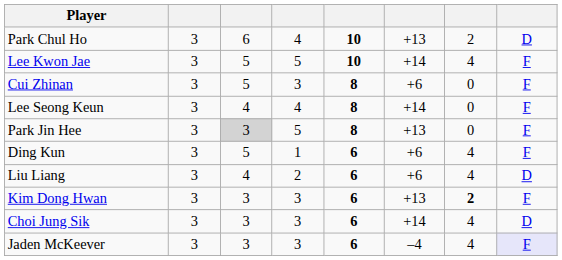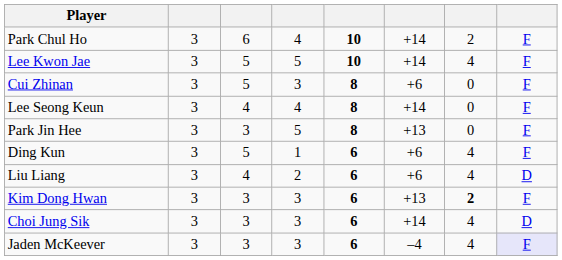(414, 38) +13 -> (414, 38) +14
(527, 38) D -> (527, 38) F
(246, 130) lightgrey background -> (246, 130) no background
